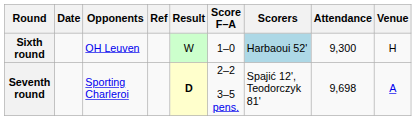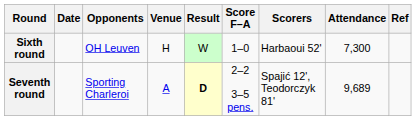columns swapped: (393, 19) <-> (159, 19)
(277, 48) lightblue background -> (291, 48) no background
(343, 48) 9,300 -> (357, 48) 7,300
(343, 89) 9,698 -> (357, 89) 9,689
